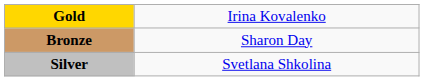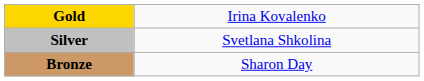rows swapped: (69, 64) <-> (69, 40)
